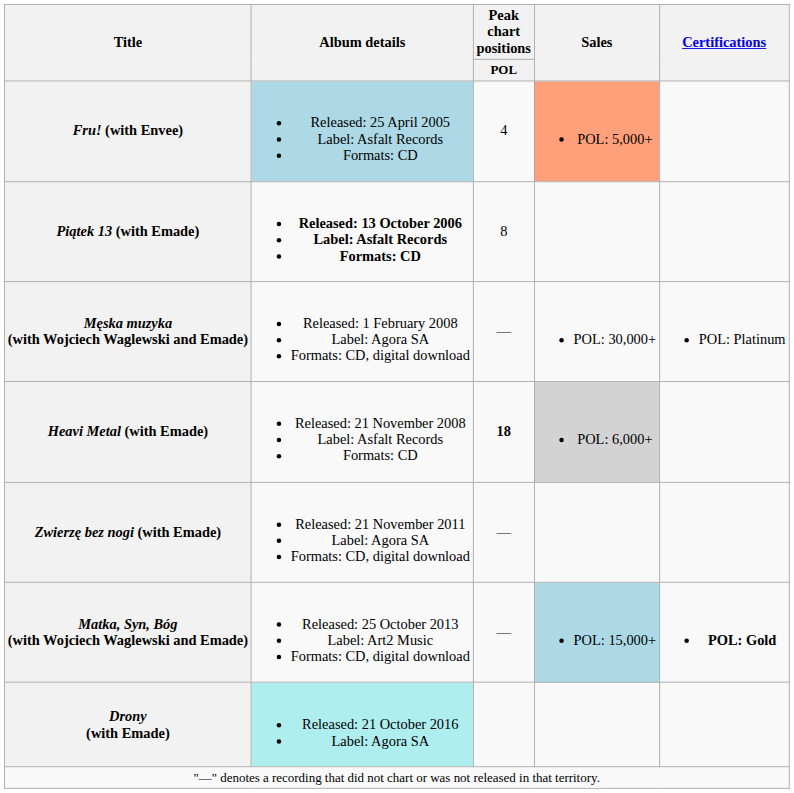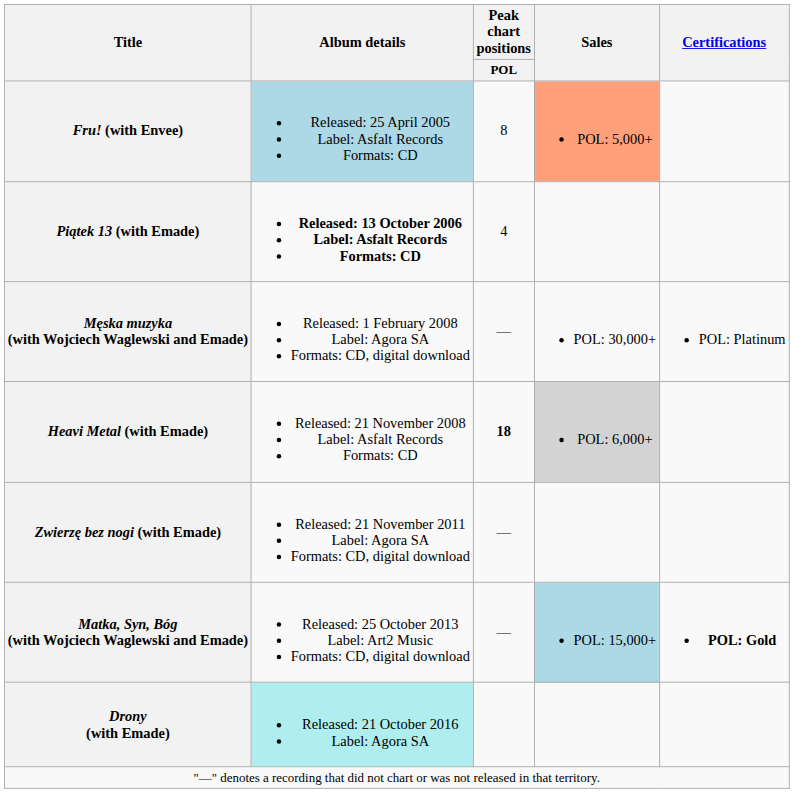(504, 131) 4 -> (504, 131) 8
(504, 231) 8 -> (504, 231) 4
